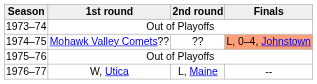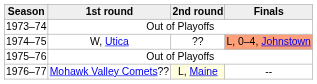(109, 41) Mohawk Valley Comets?? -> (109, 41) W, Utica
(109, 71) W, Utica -> (109, 71) Mohawk Valley Comets??
(198, 71) no background -> (198, 71) lightyellow background
